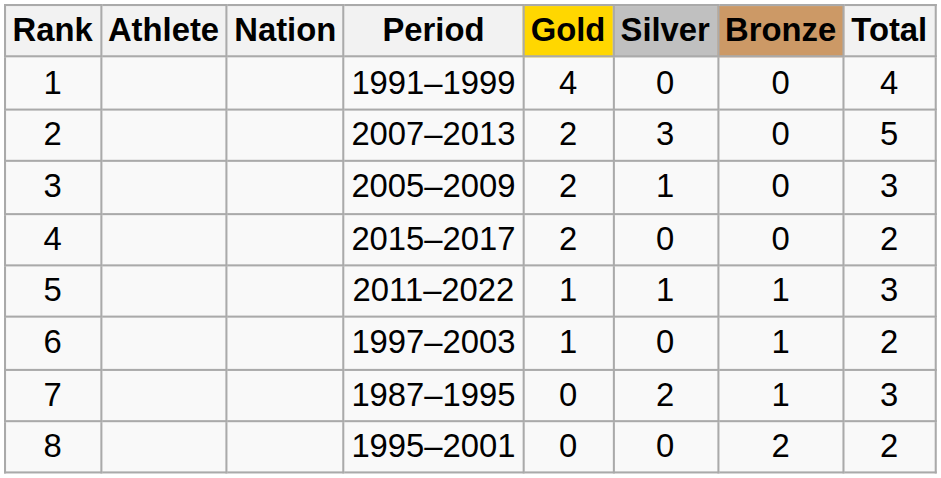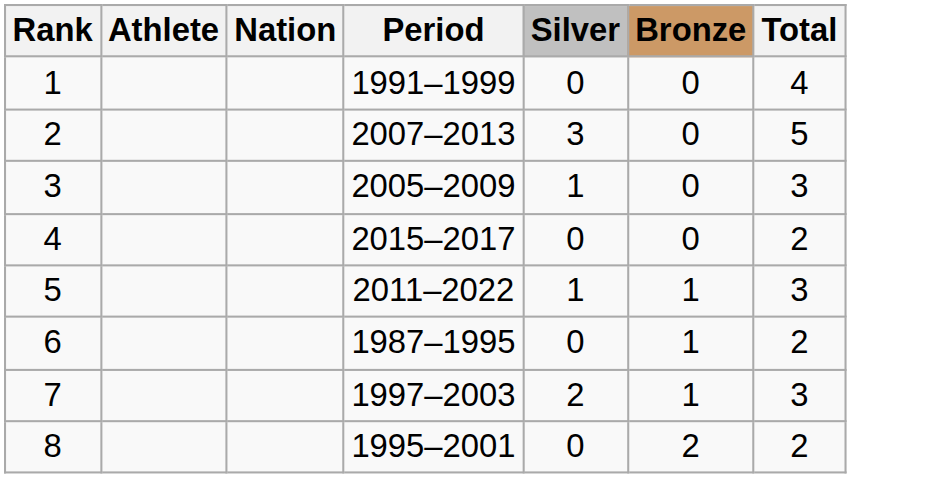- column: (568, 30)
(433, 342) 1997–2003 -> (433, 342) 1987–1995
(433, 394) 1987–1995 -> (433, 394) 1997–2003
